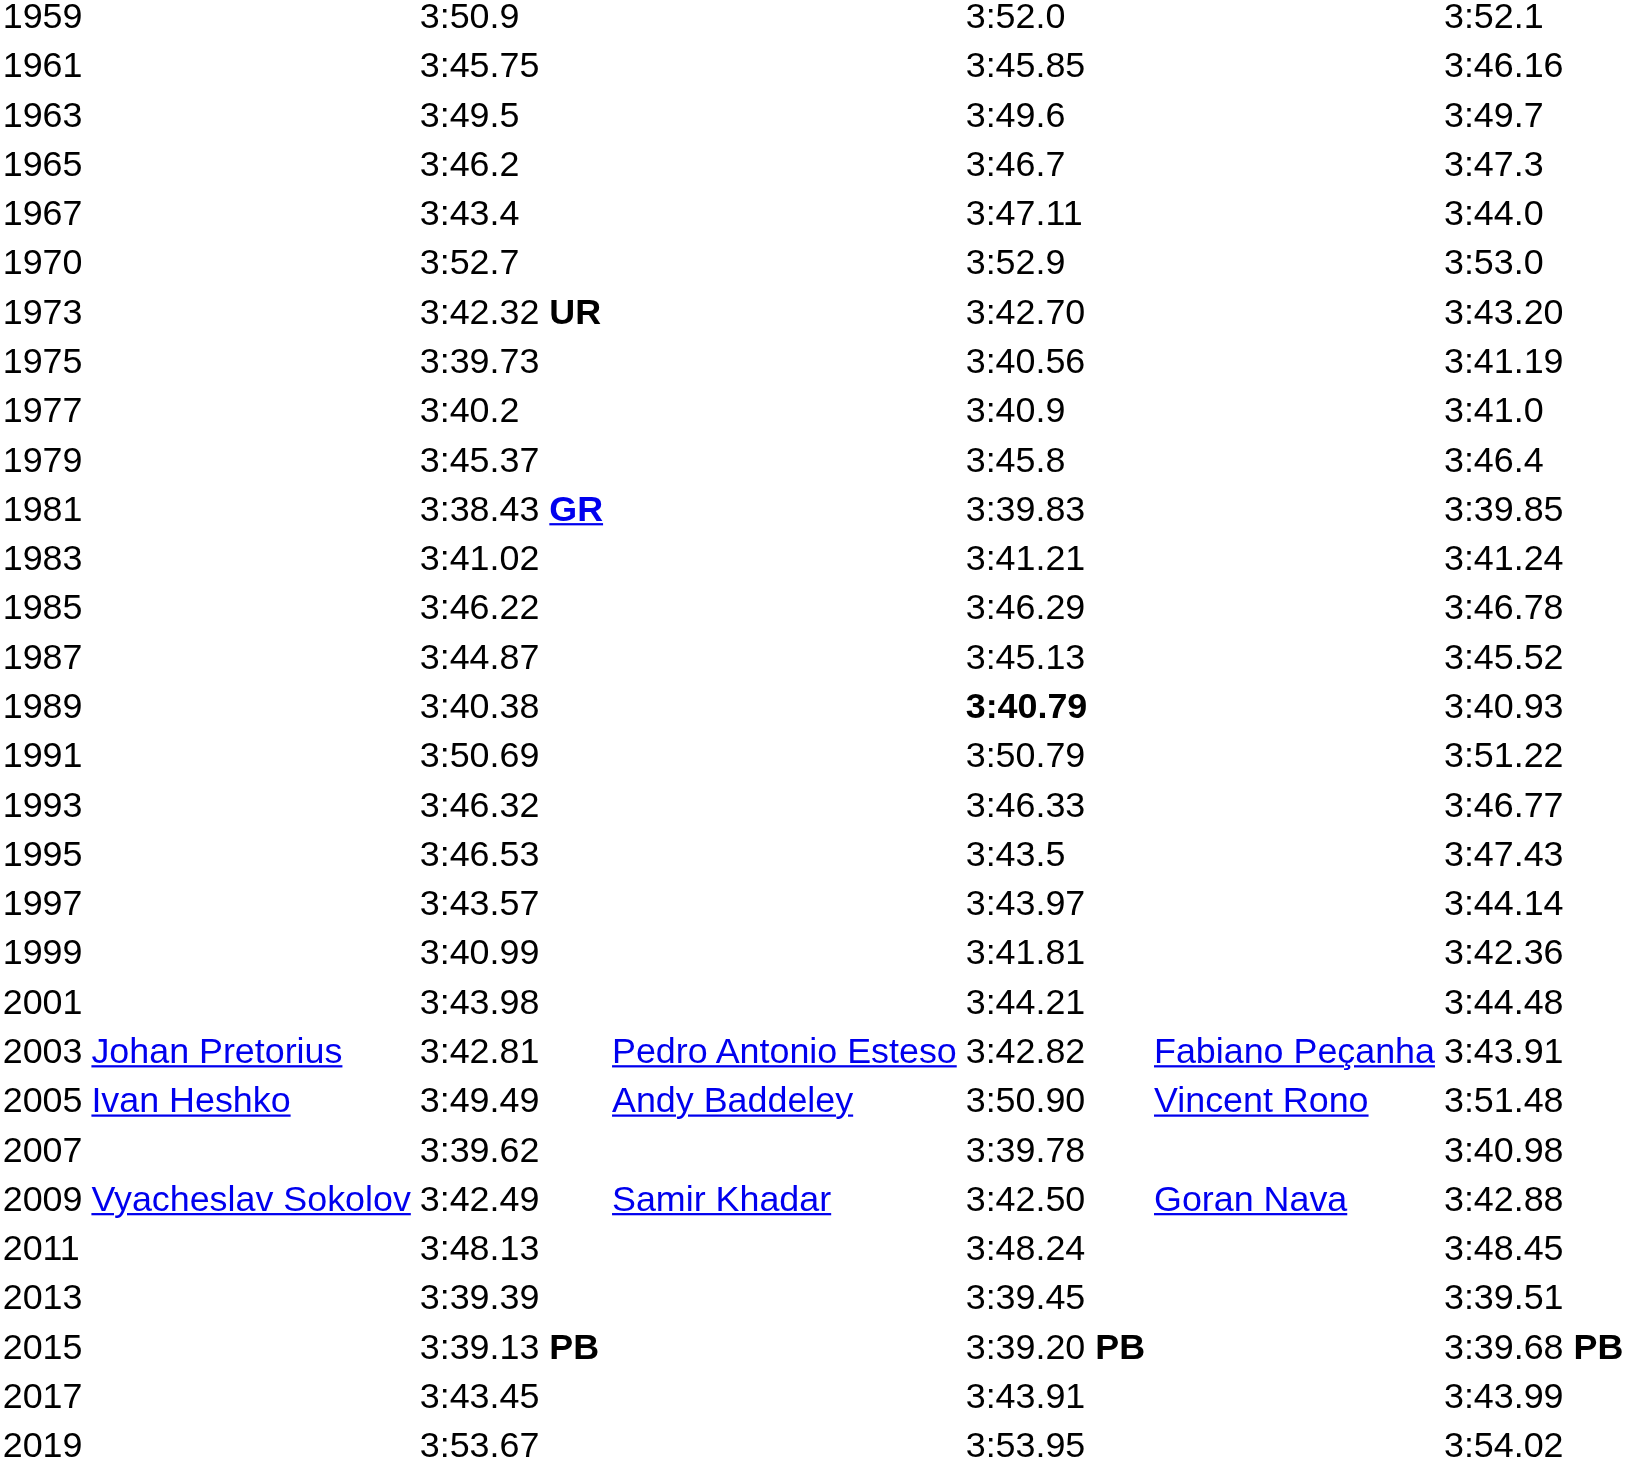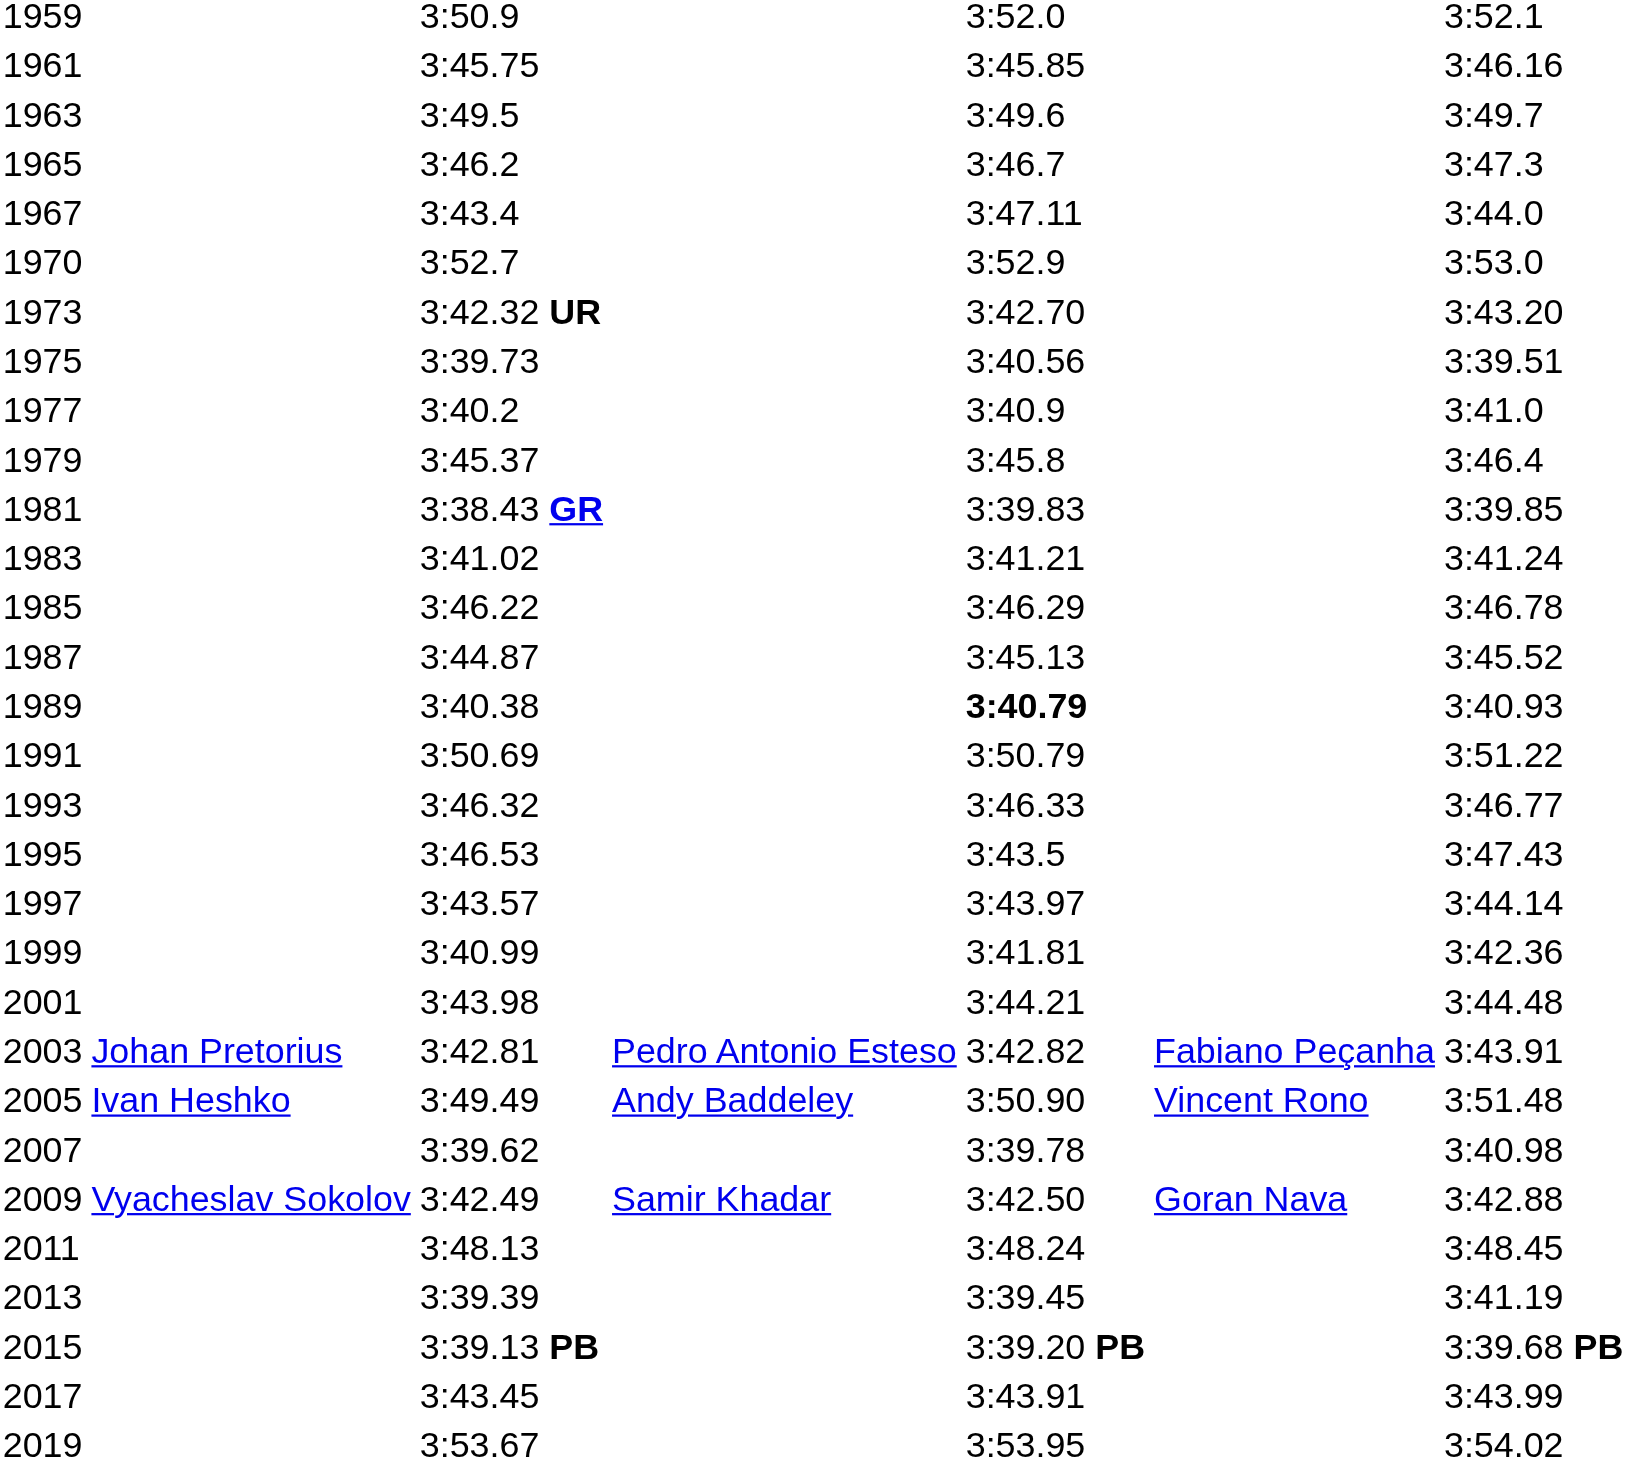(1504, 361) 3:41.19 -> (1504, 361) 3:39.51
(1504, 1297) 3:39.51 -> (1504, 1297) 3:41.19
